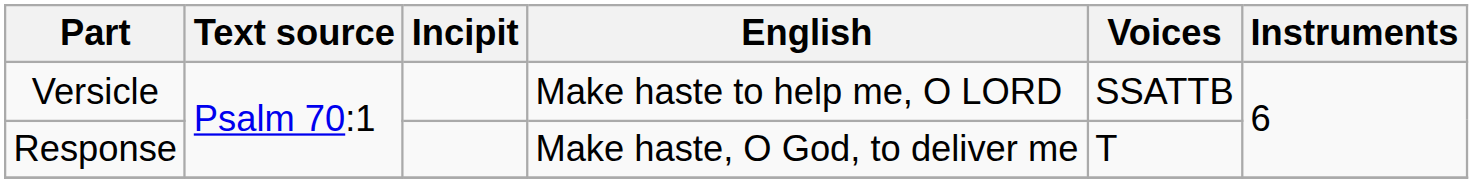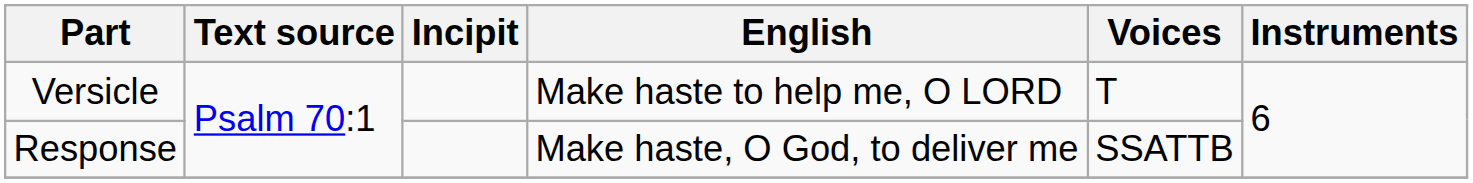(1164, 90) SSATTB -> (1106, 90) T
(1106, 148) T -> (1164, 148) SSATTB
